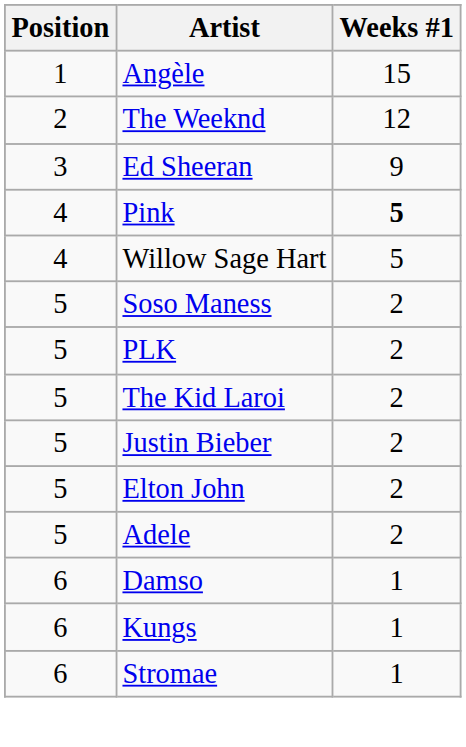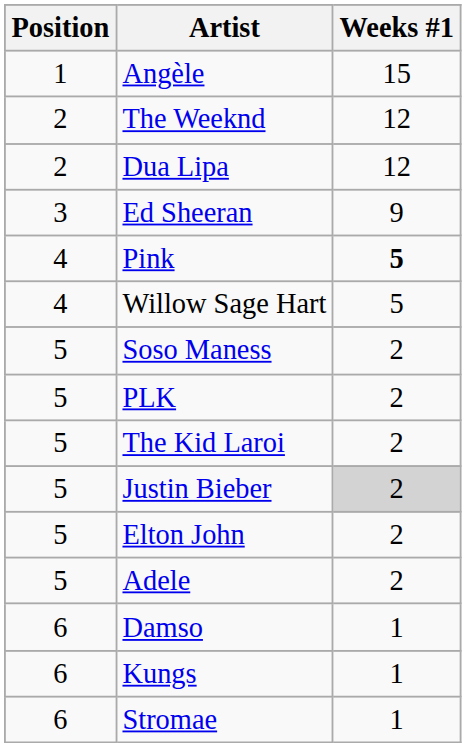+ row: (176, 165)
(397, 441) no background -> (397, 487) lightgrey background
